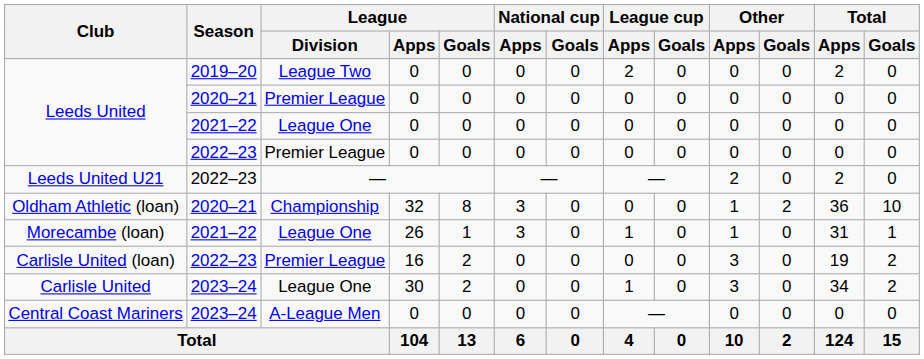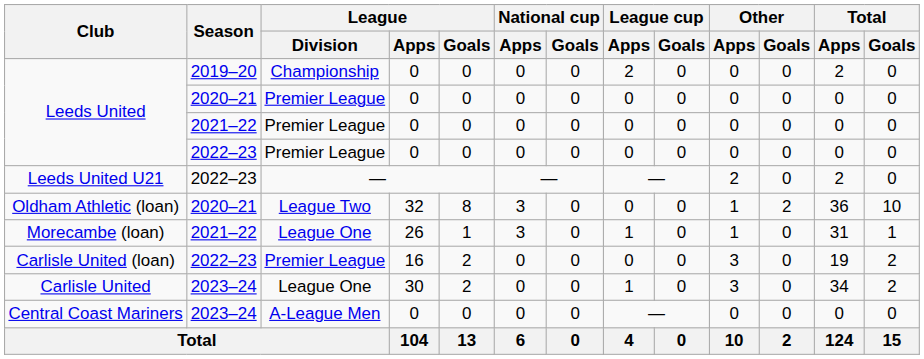(325, 71) League Two -> (325, 71) Championship
(325, 125) League One -> (325, 125) Premier League
(325, 206) Championship -> (325, 206) League Two
